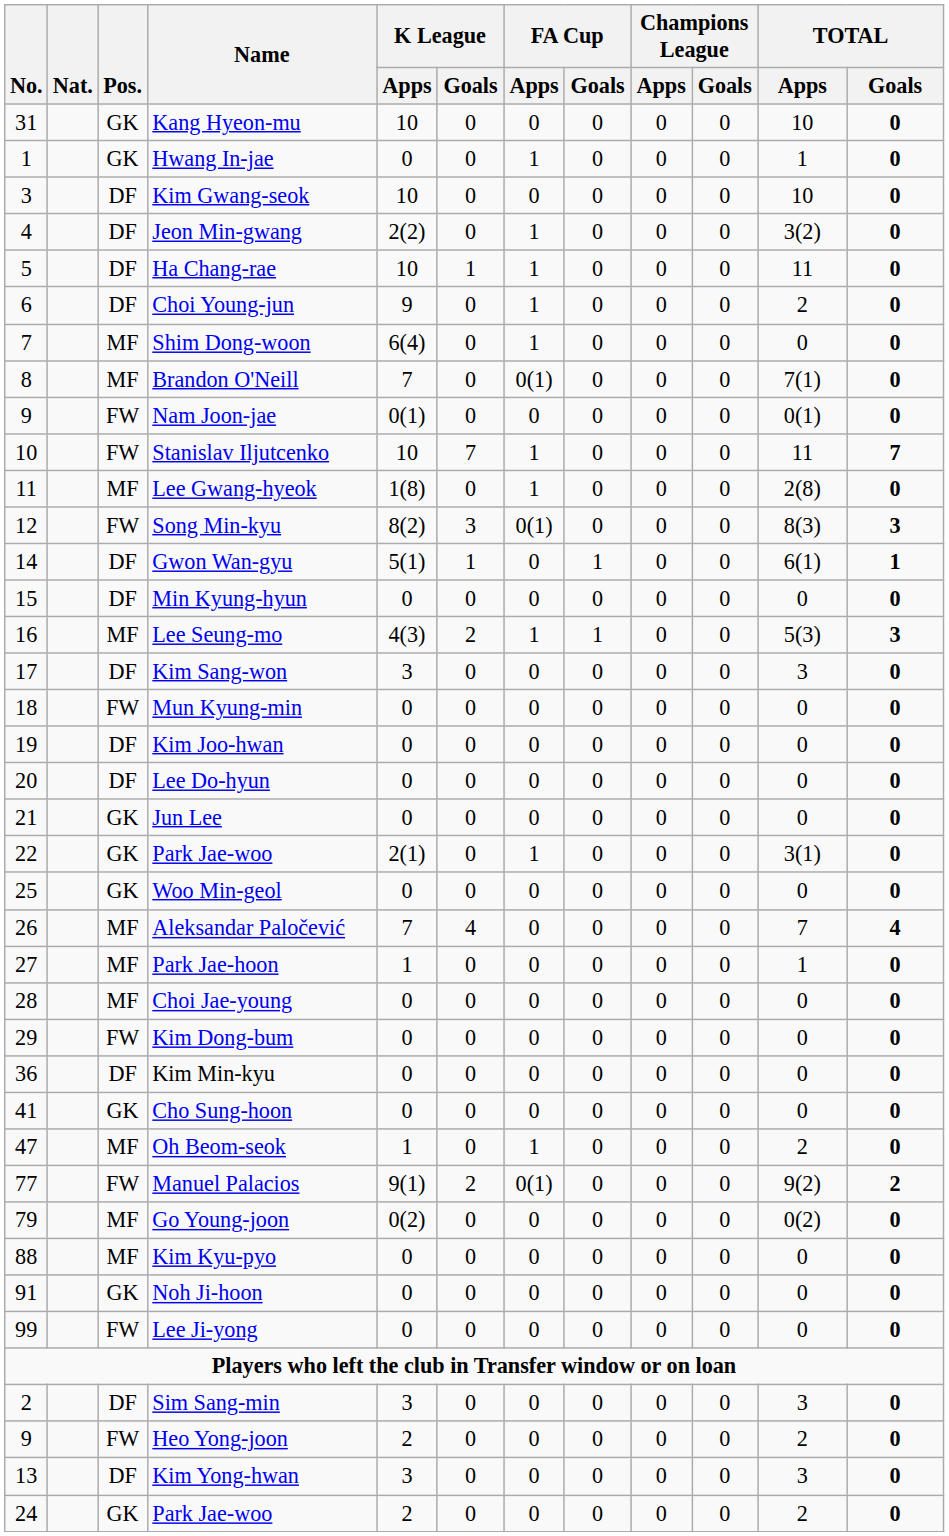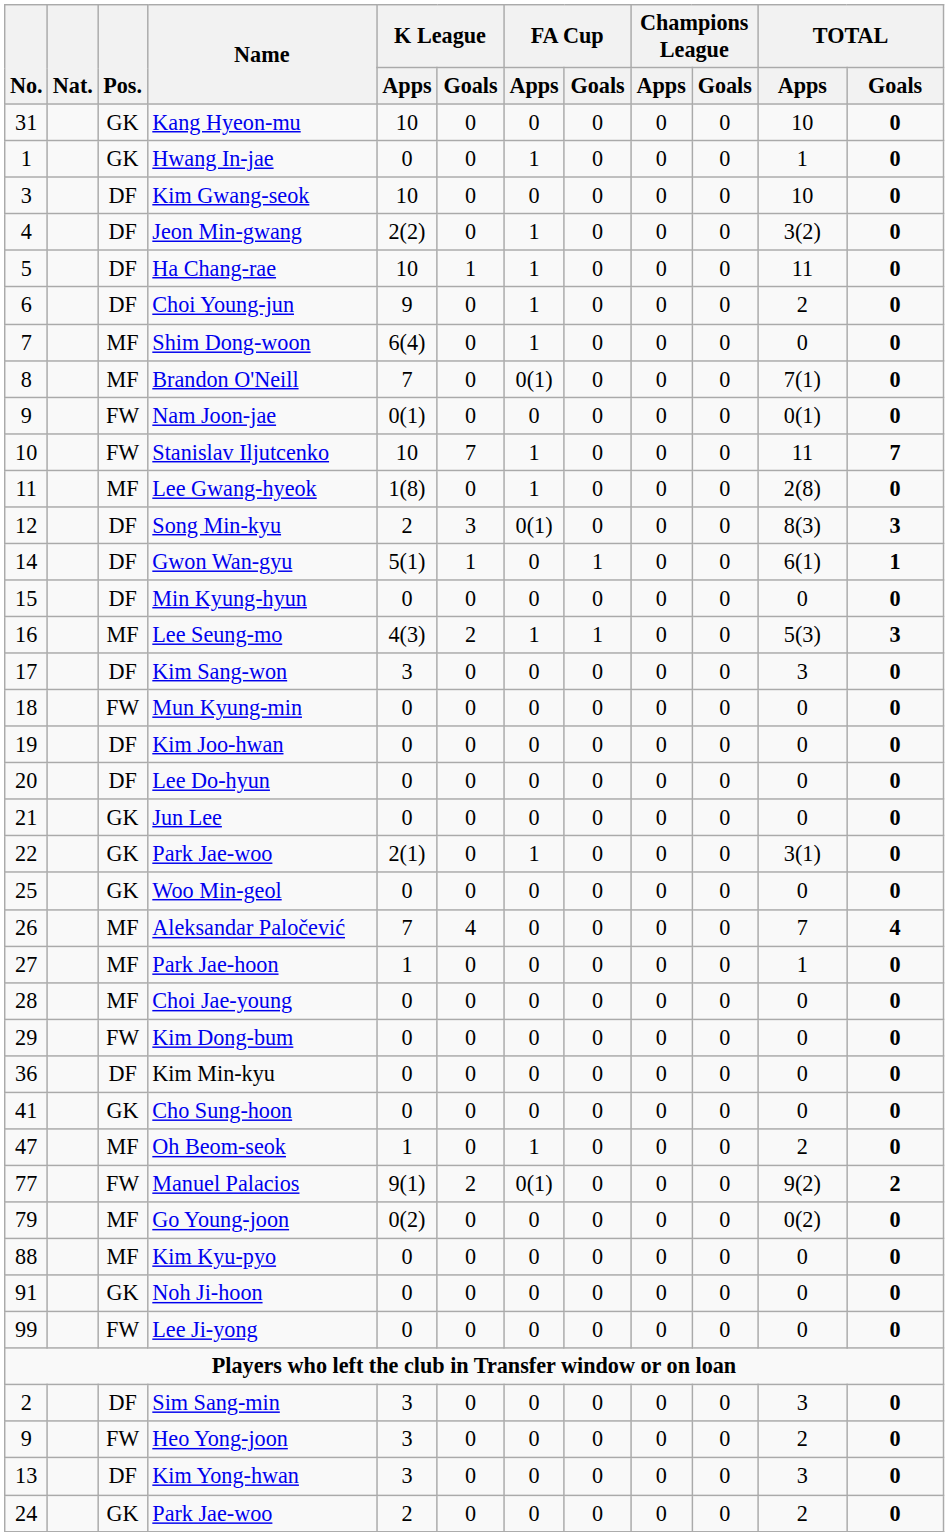(123, 524) FW -> (123, 524) DF
(407, 524) 8(2) -> (407, 524) 2
(407, 1439) 2 -> (407, 1439) 3
